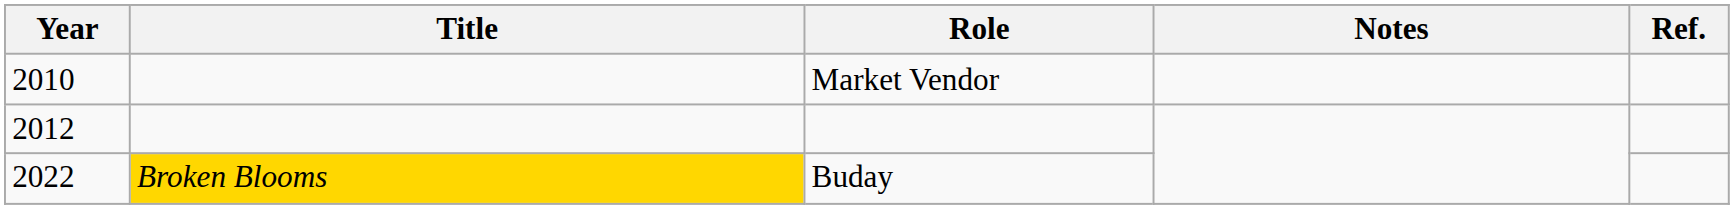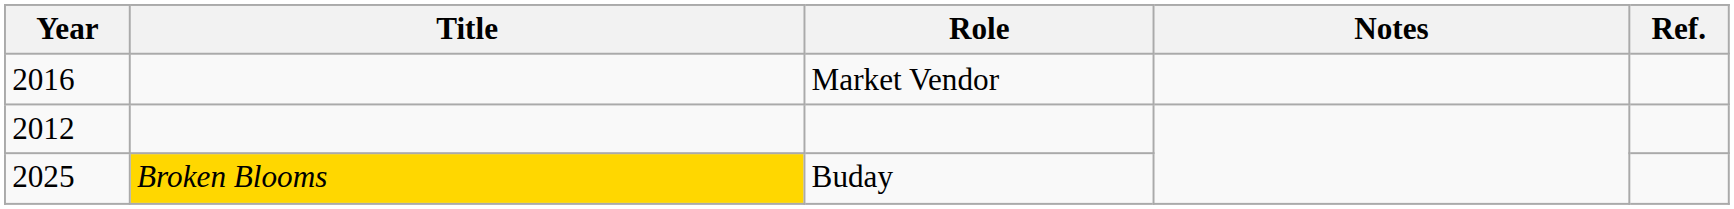(43, 78) 2010 -> (43, 78) 2016
(43, 177) 2022 -> (43, 177) 2025
